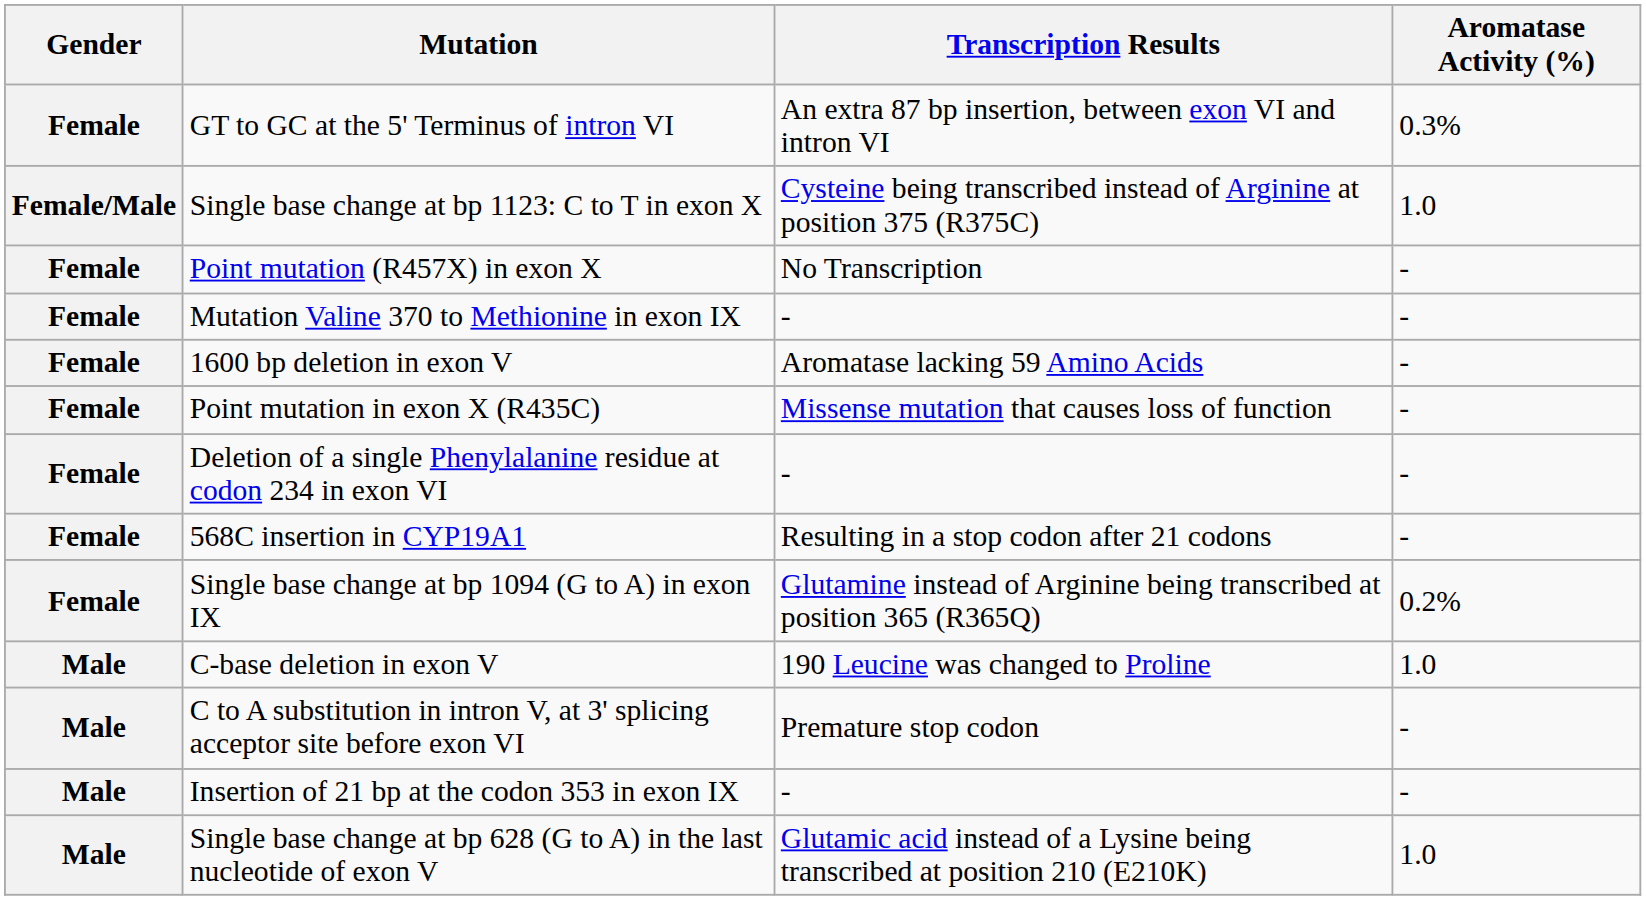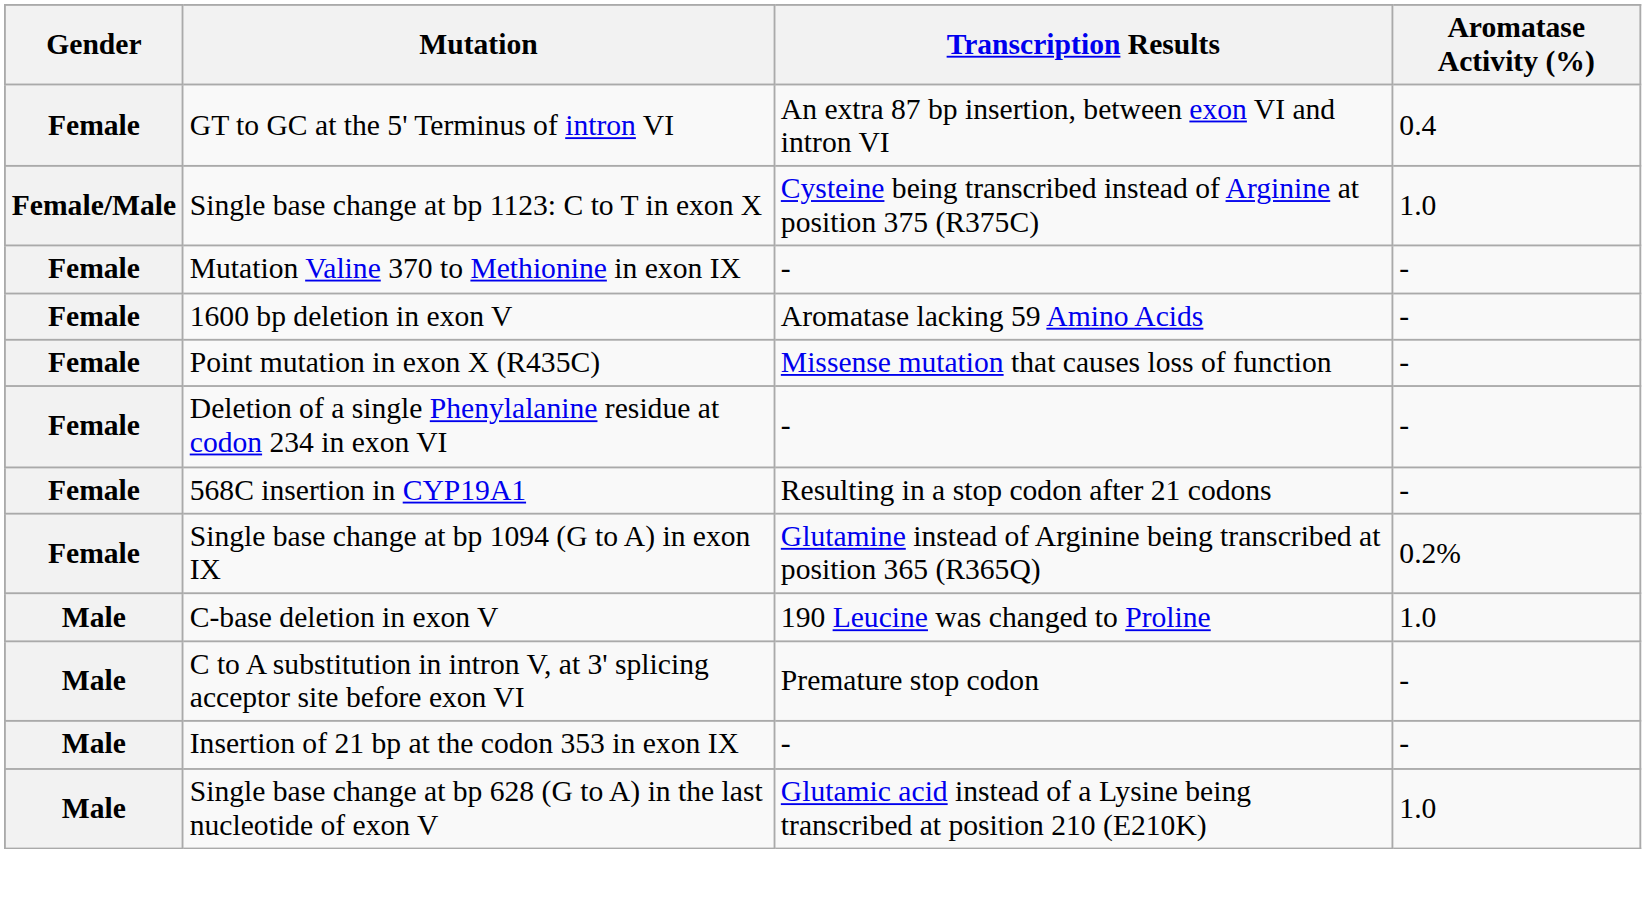(1430, 124) 0.3% -> (1418, 124) 0.4
- row: (396, 268)
